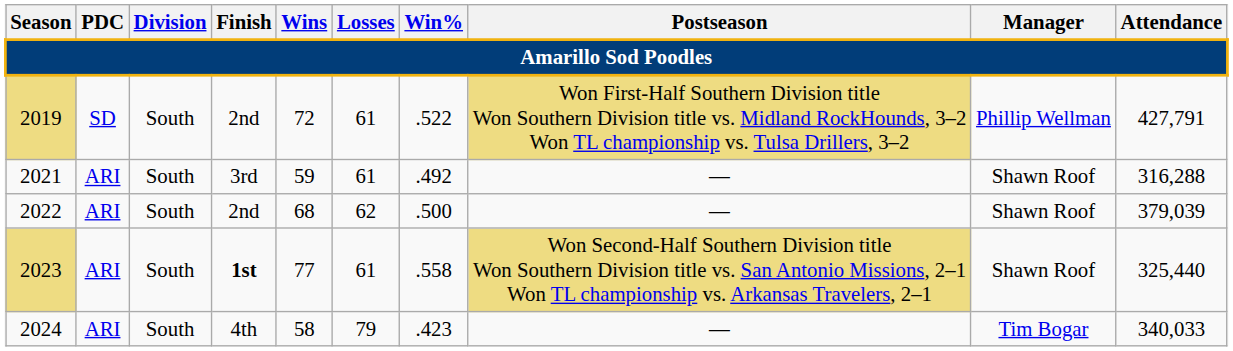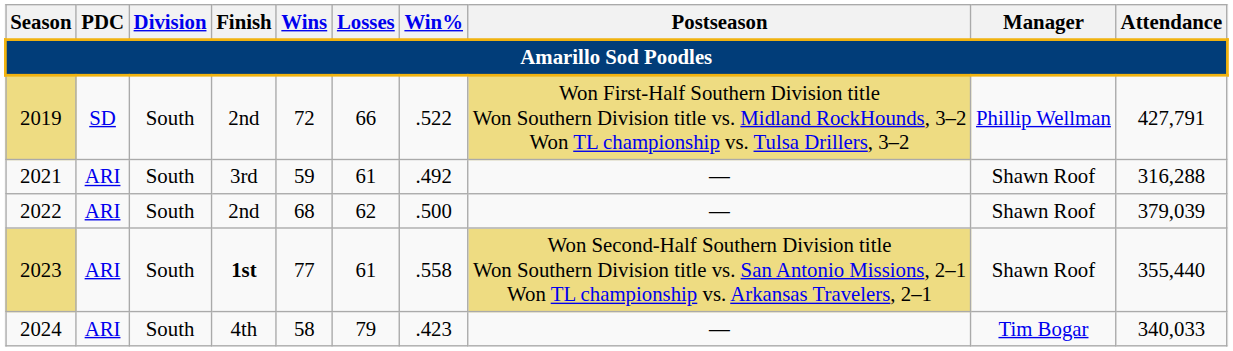(366, 117) 61 -> (366, 117) 66
(1171, 270) 325,440 -> (1171, 270) 355,440
